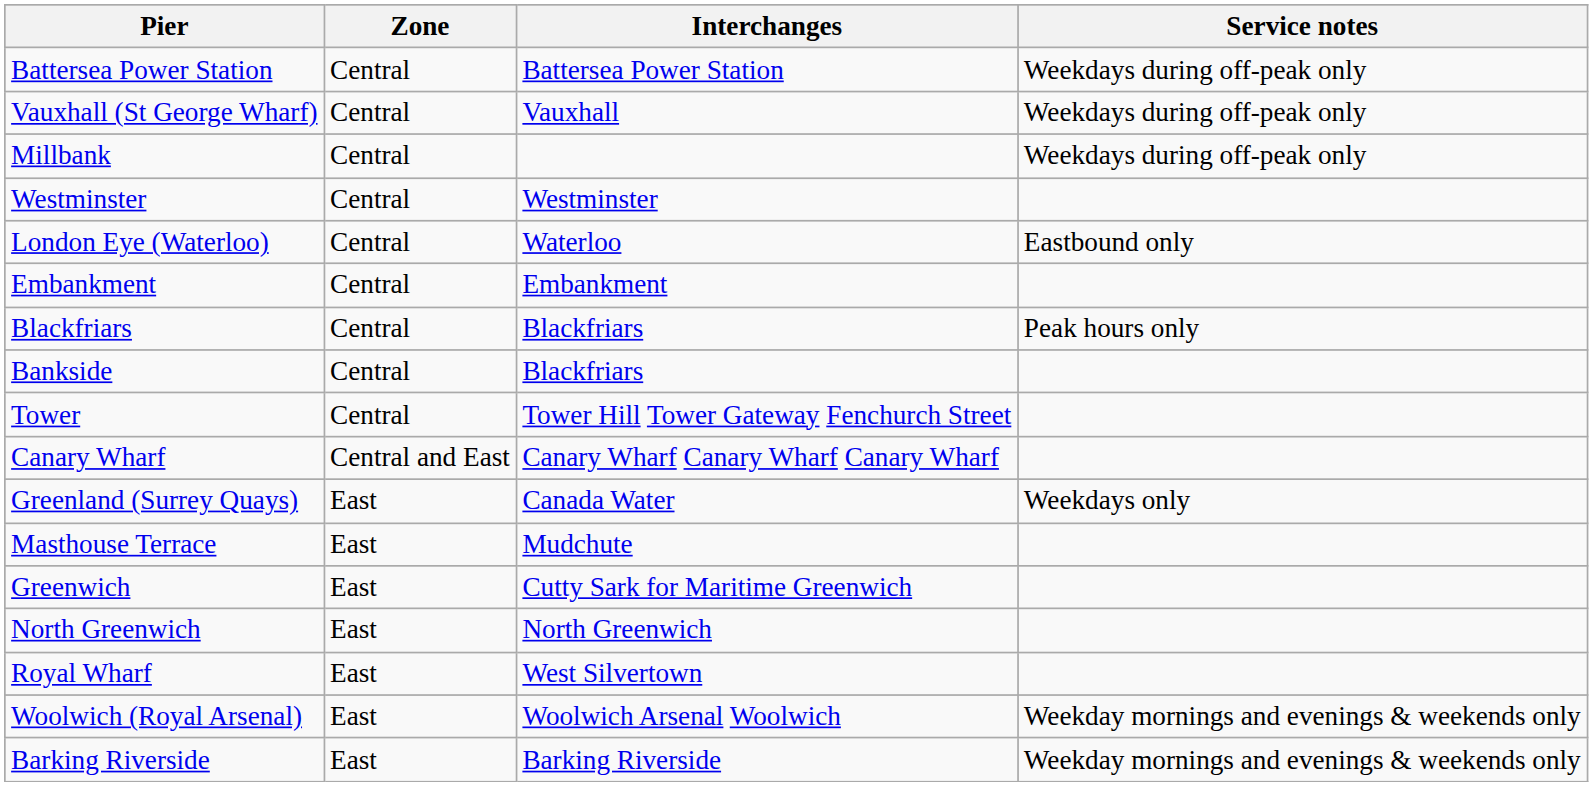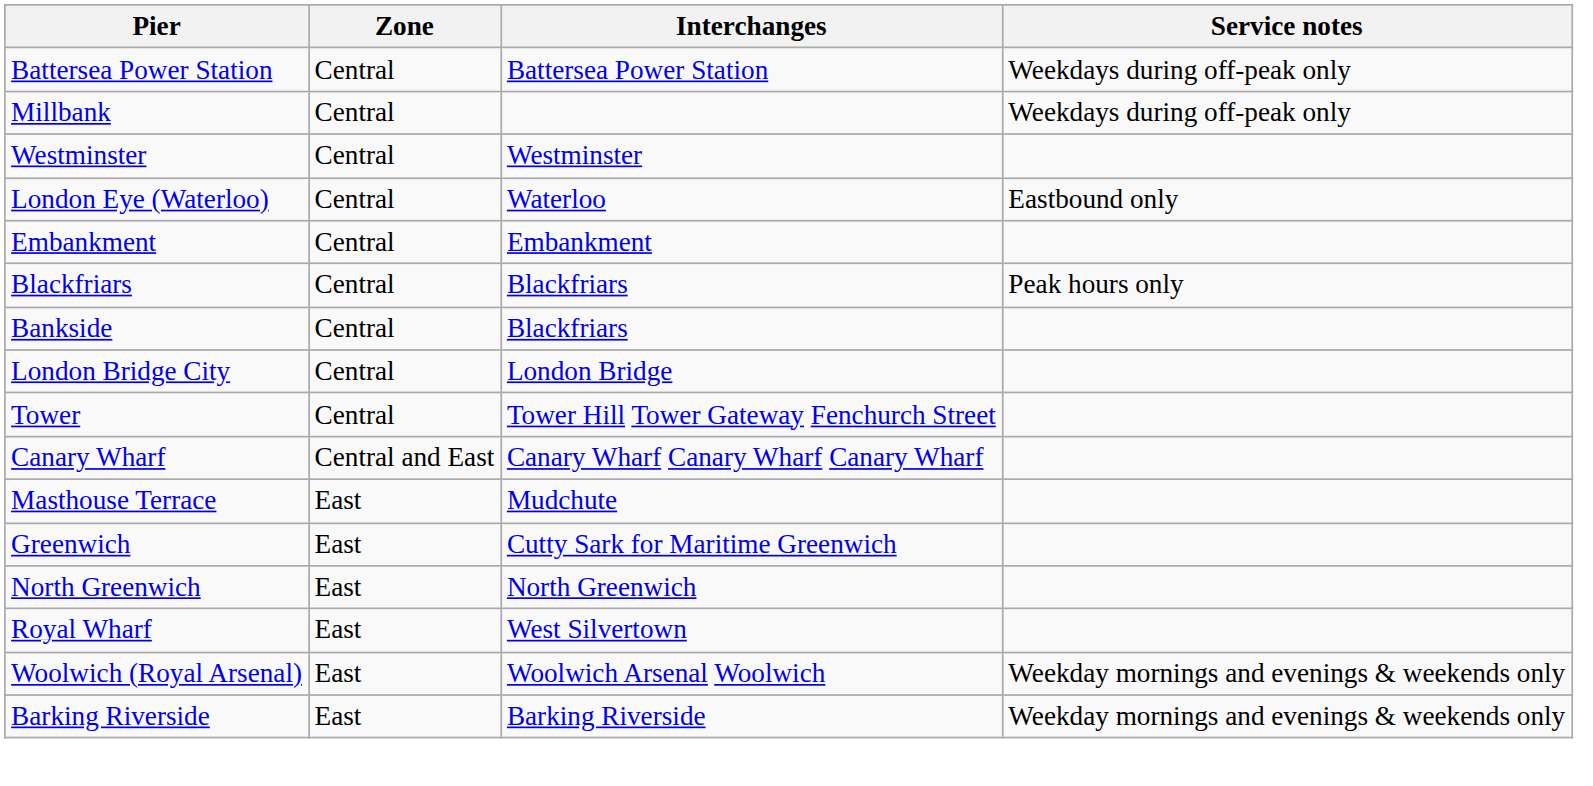- row: (164, 112)
+ row: (121, 371)
- row: (155, 500)
